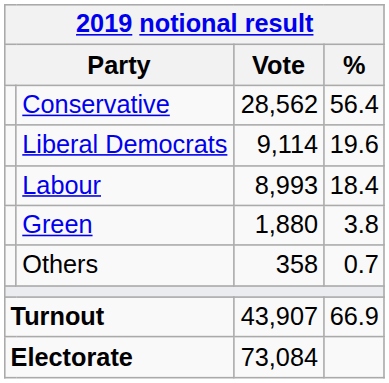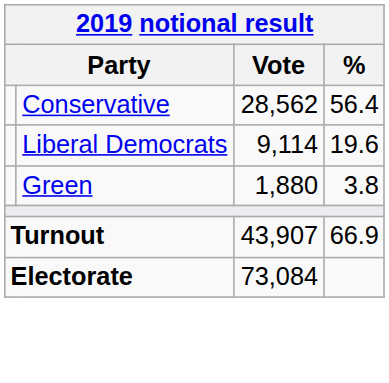- row: (62, 184)
- row: (60, 265)
